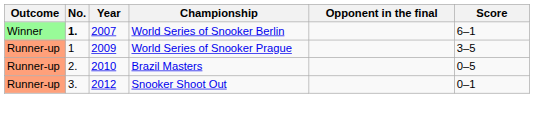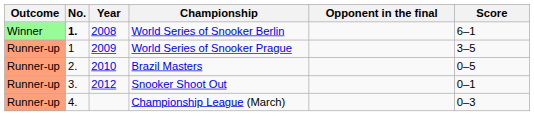(104, 31) 2007 -> (104, 31) 2008
+ row: (208, 102)
